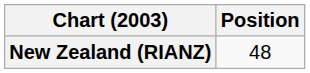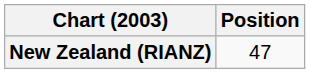(260, 52) 48 -> (260, 52) 47
